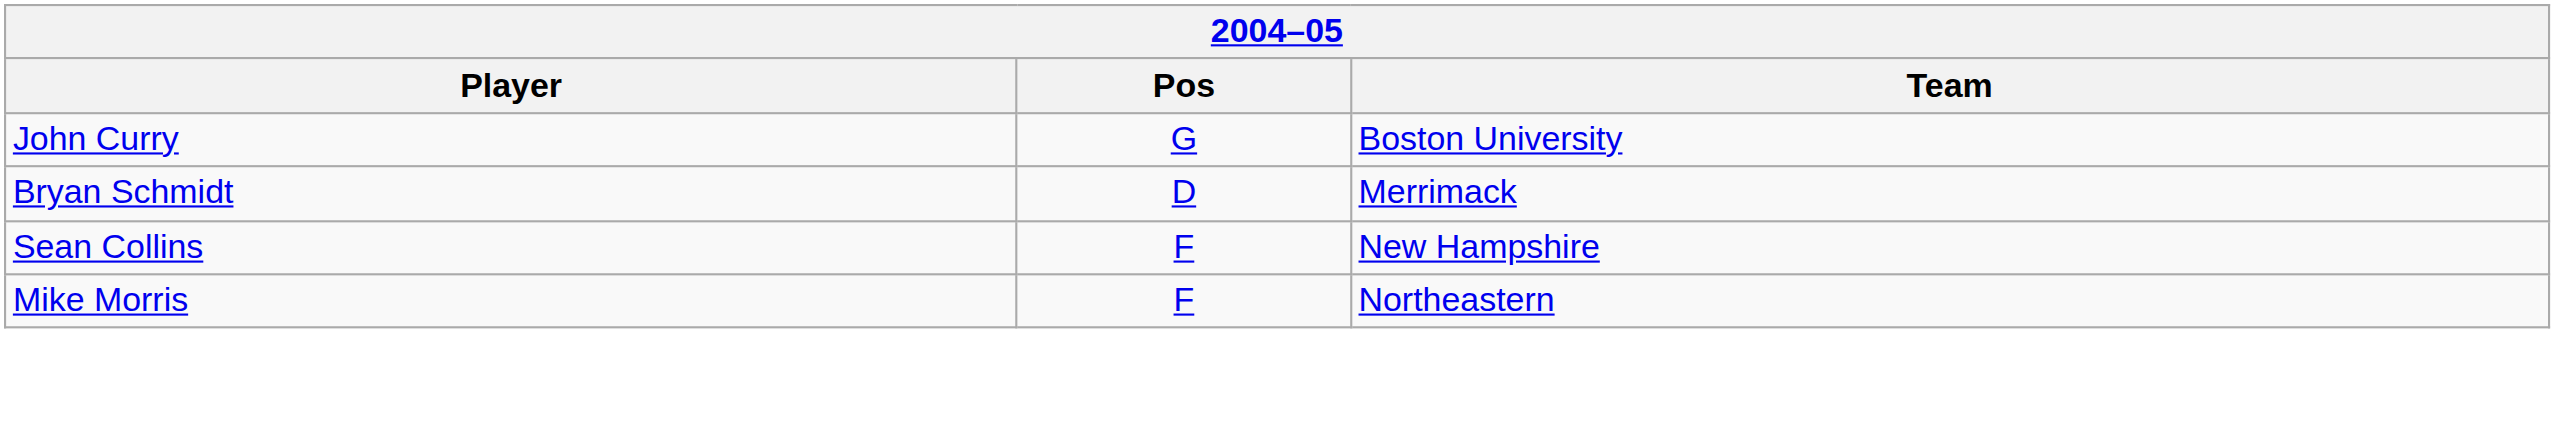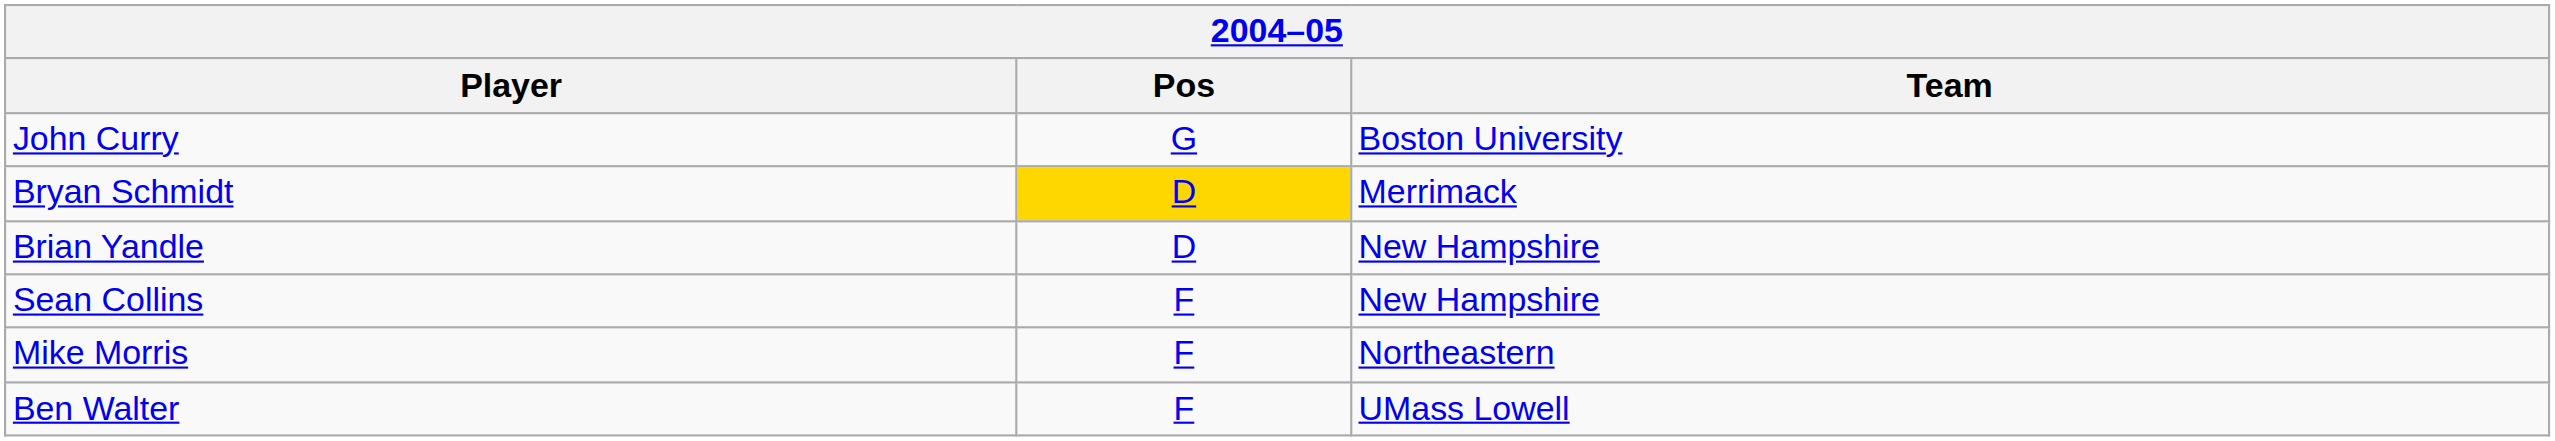(1184, 192) no background -> (1184, 192) gold background
+ row: (108, 246)
+ row: (96, 407)
